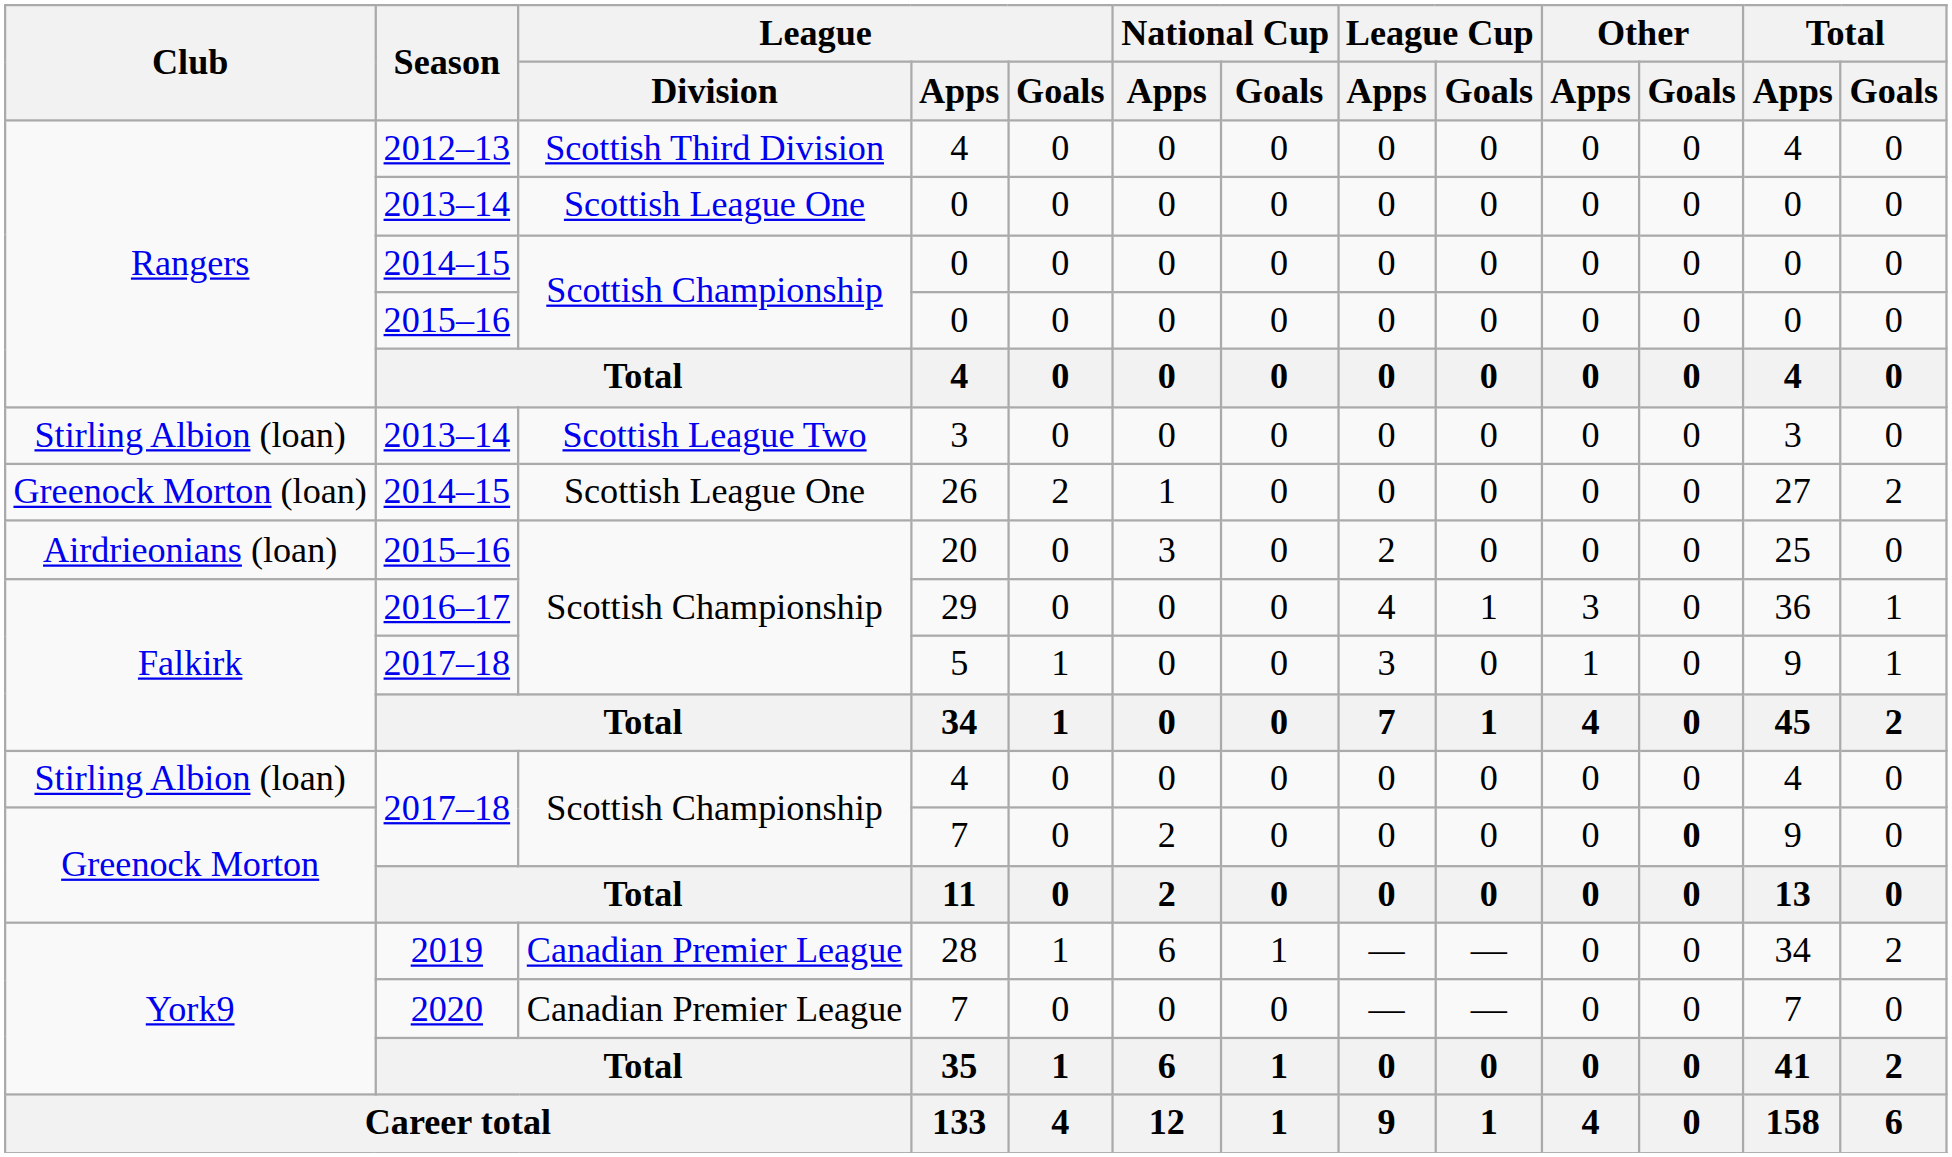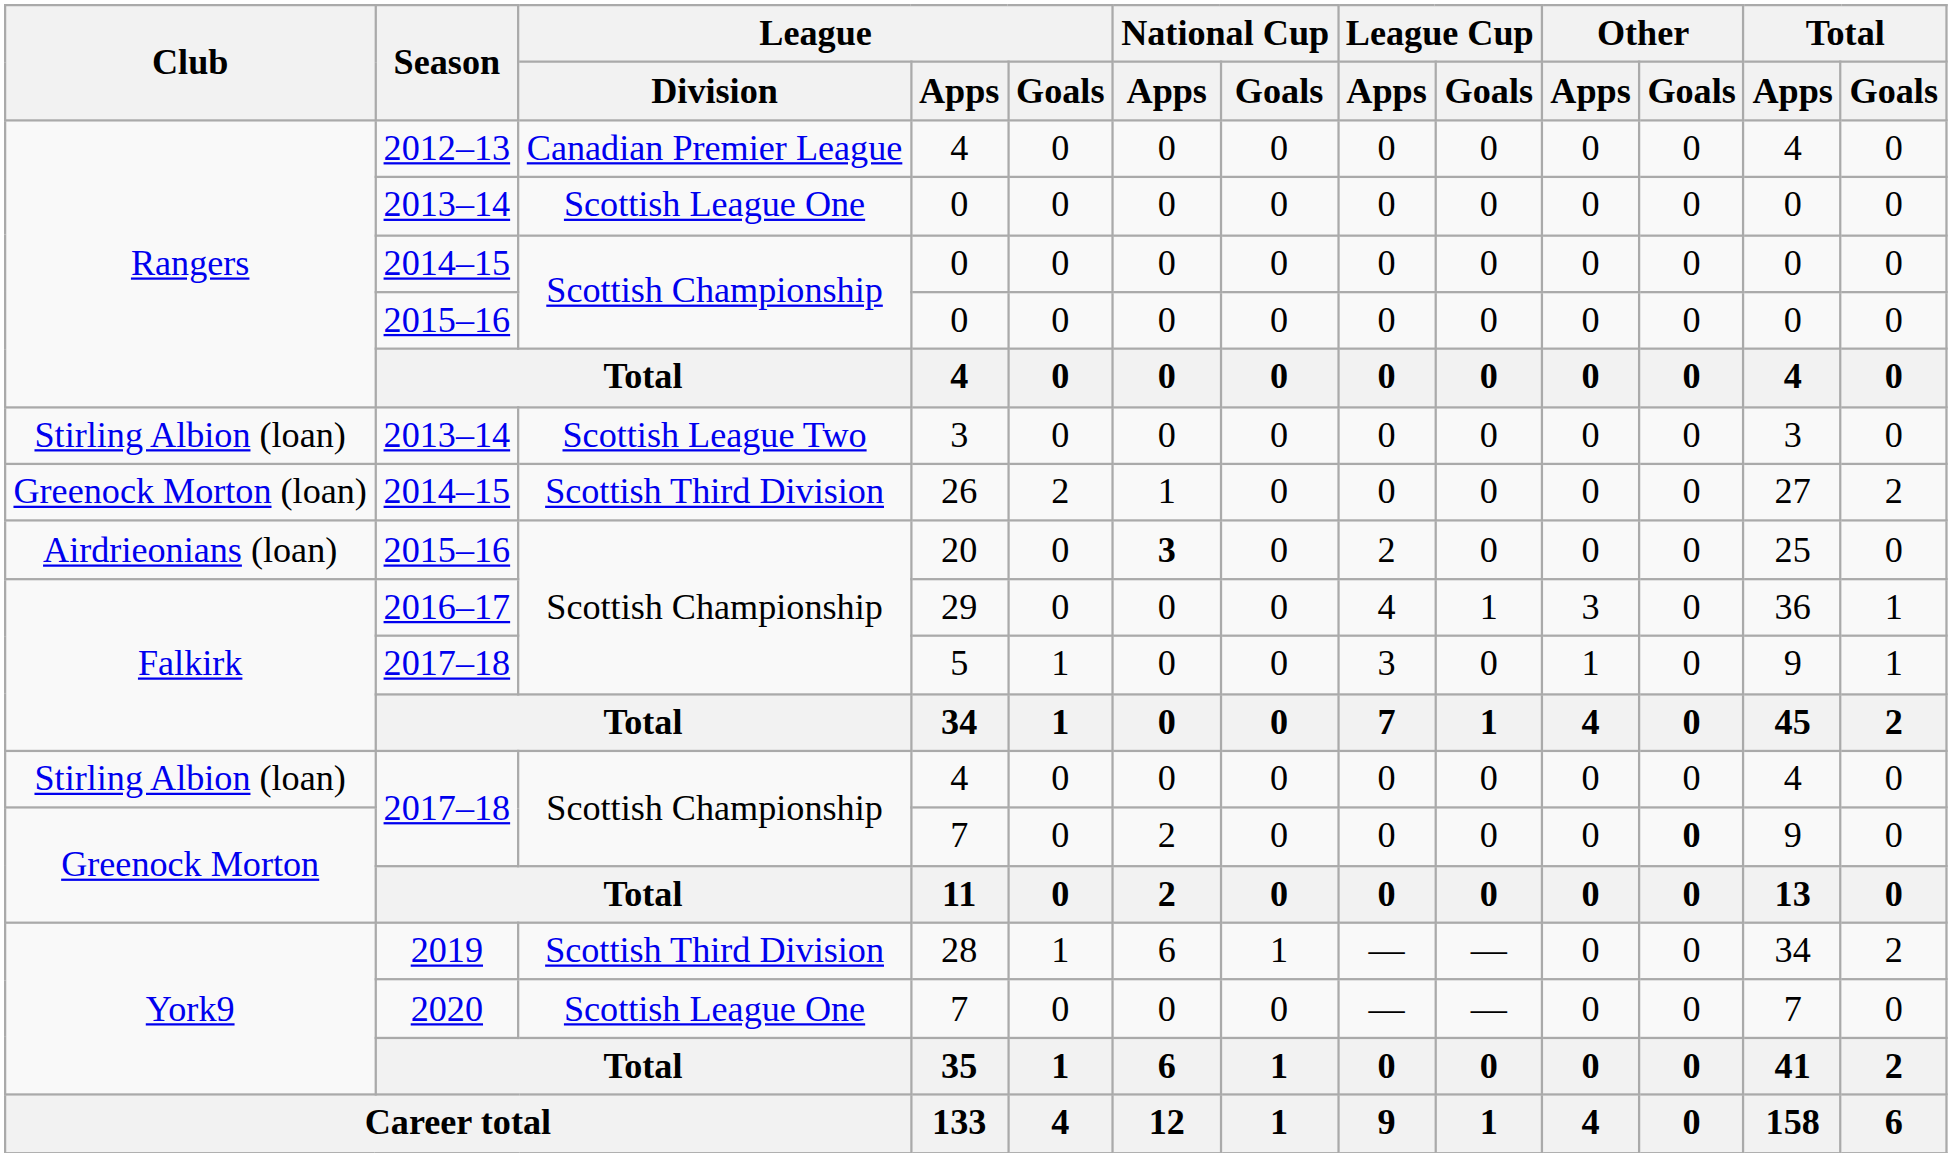(715, 147) Scottish Third Division -> (715, 147) Canadian Premier League
(715, 491) Scottish League One -> (715, 491) Scottish Third Division
(1167, 549) normal -> (1167, 549) bold
(715, 950) Canadian Premier League -> (715, 950) Scottish Third Division
(715, 1008) Canadian Premier League -> (715, 1008) Scottish League One
